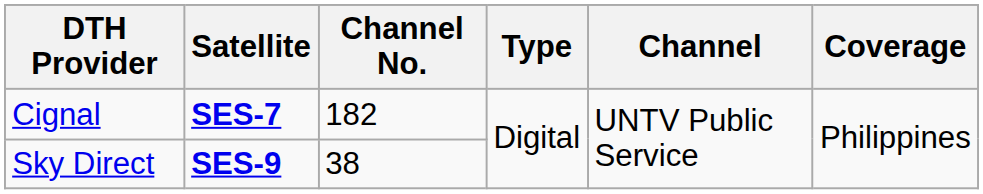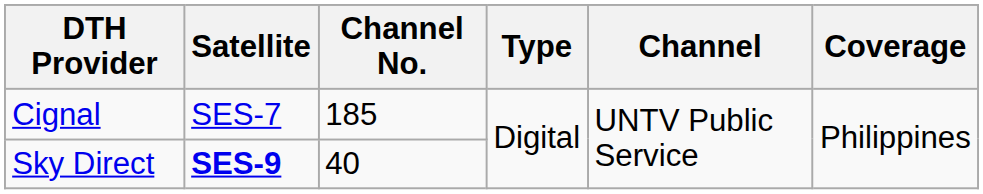(236, 113) bold -> (236, 113) normal
(351, 113) 182 -> (351, 113) 185
(343, 163) 38 -> (343, 163) 40
